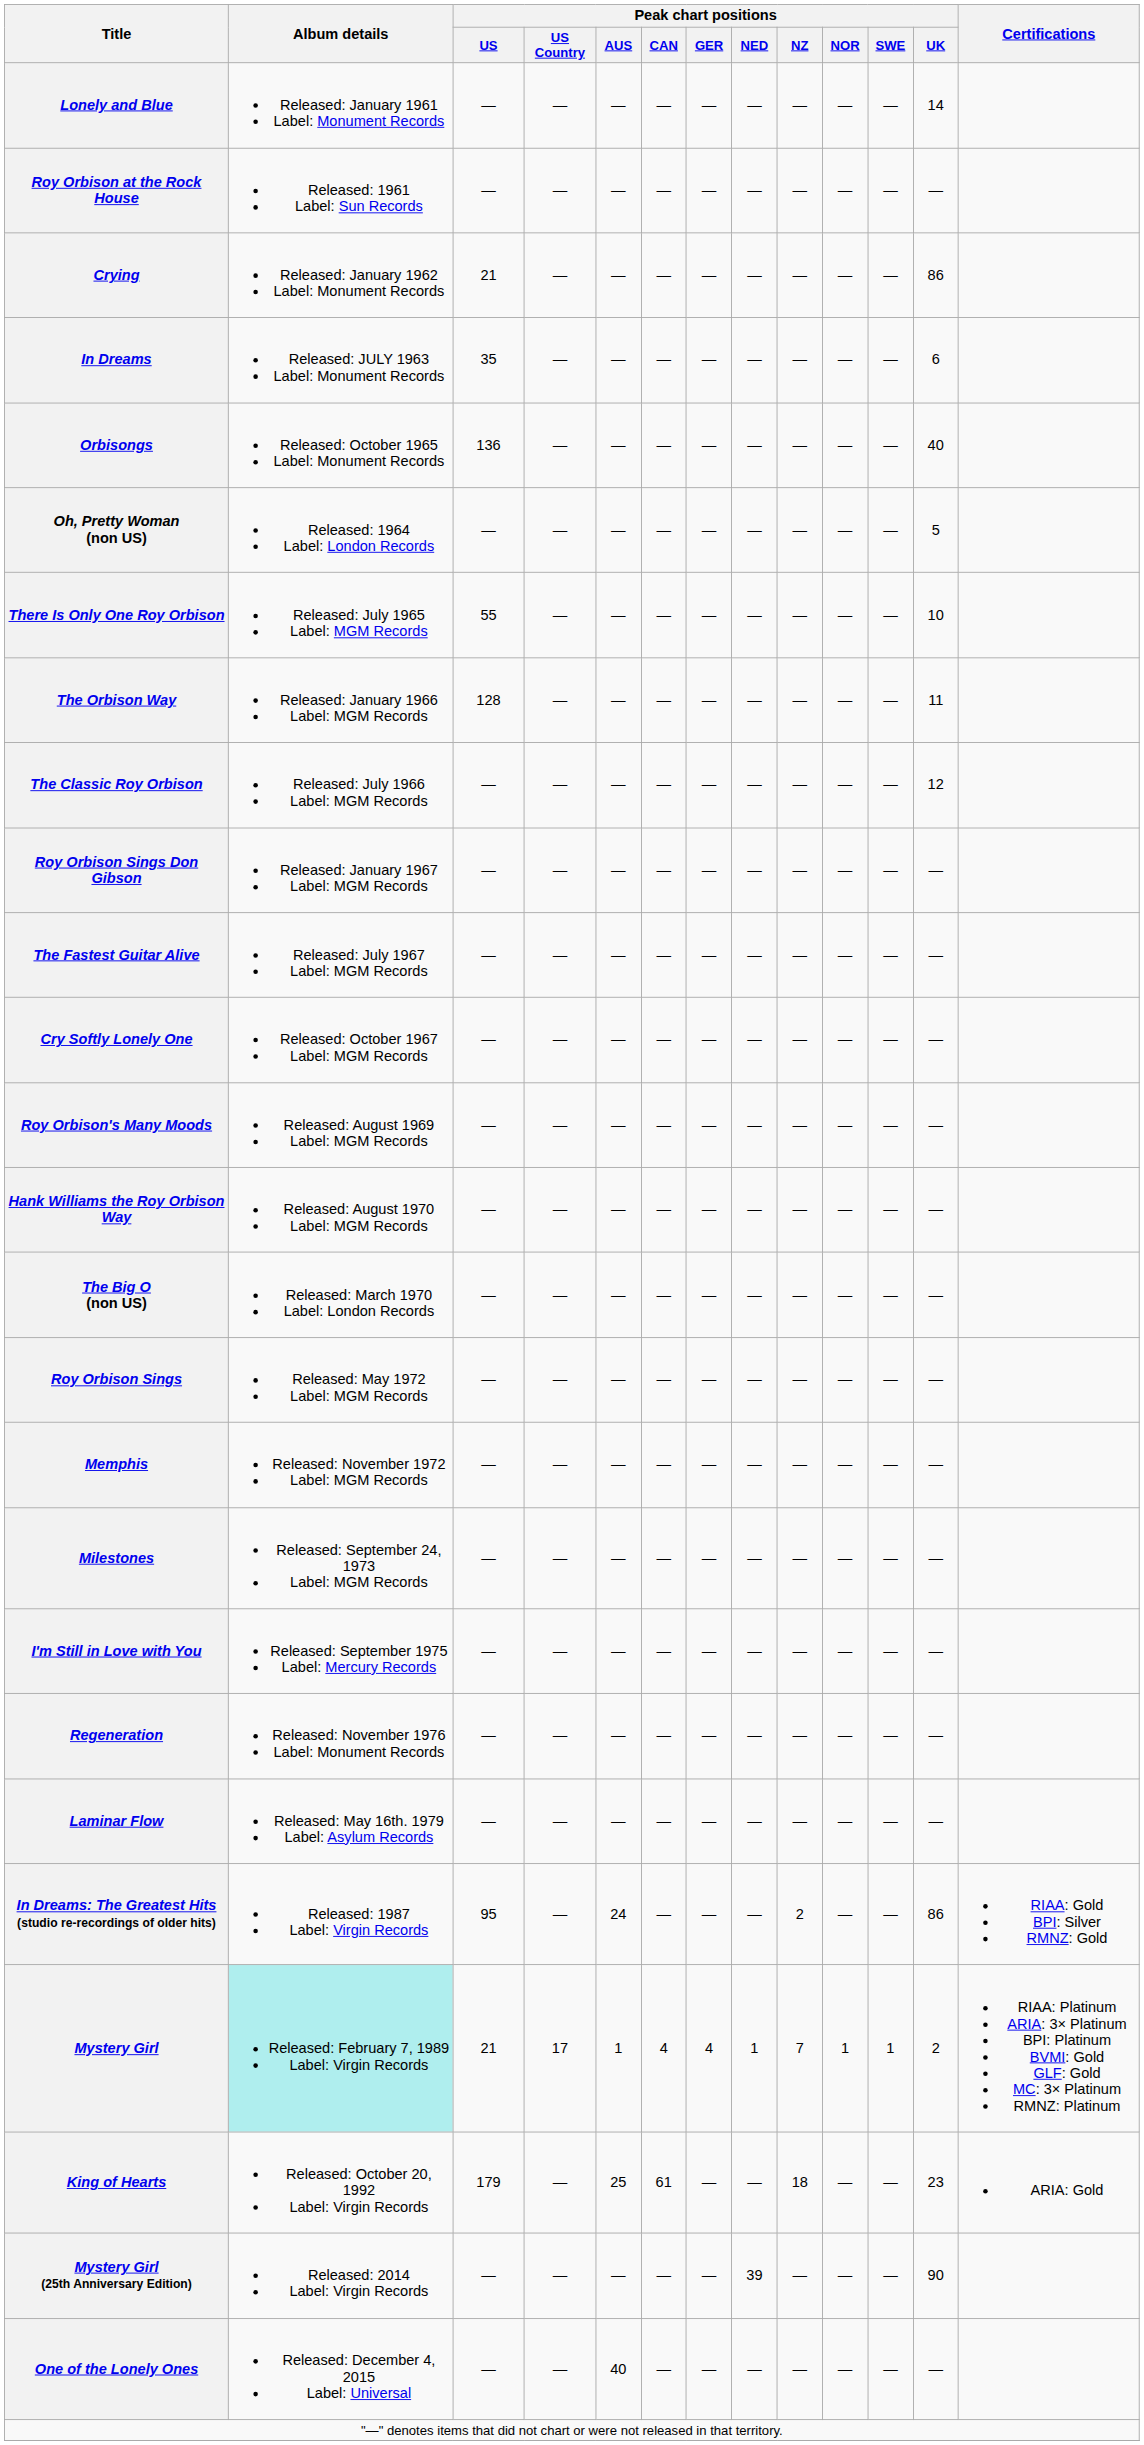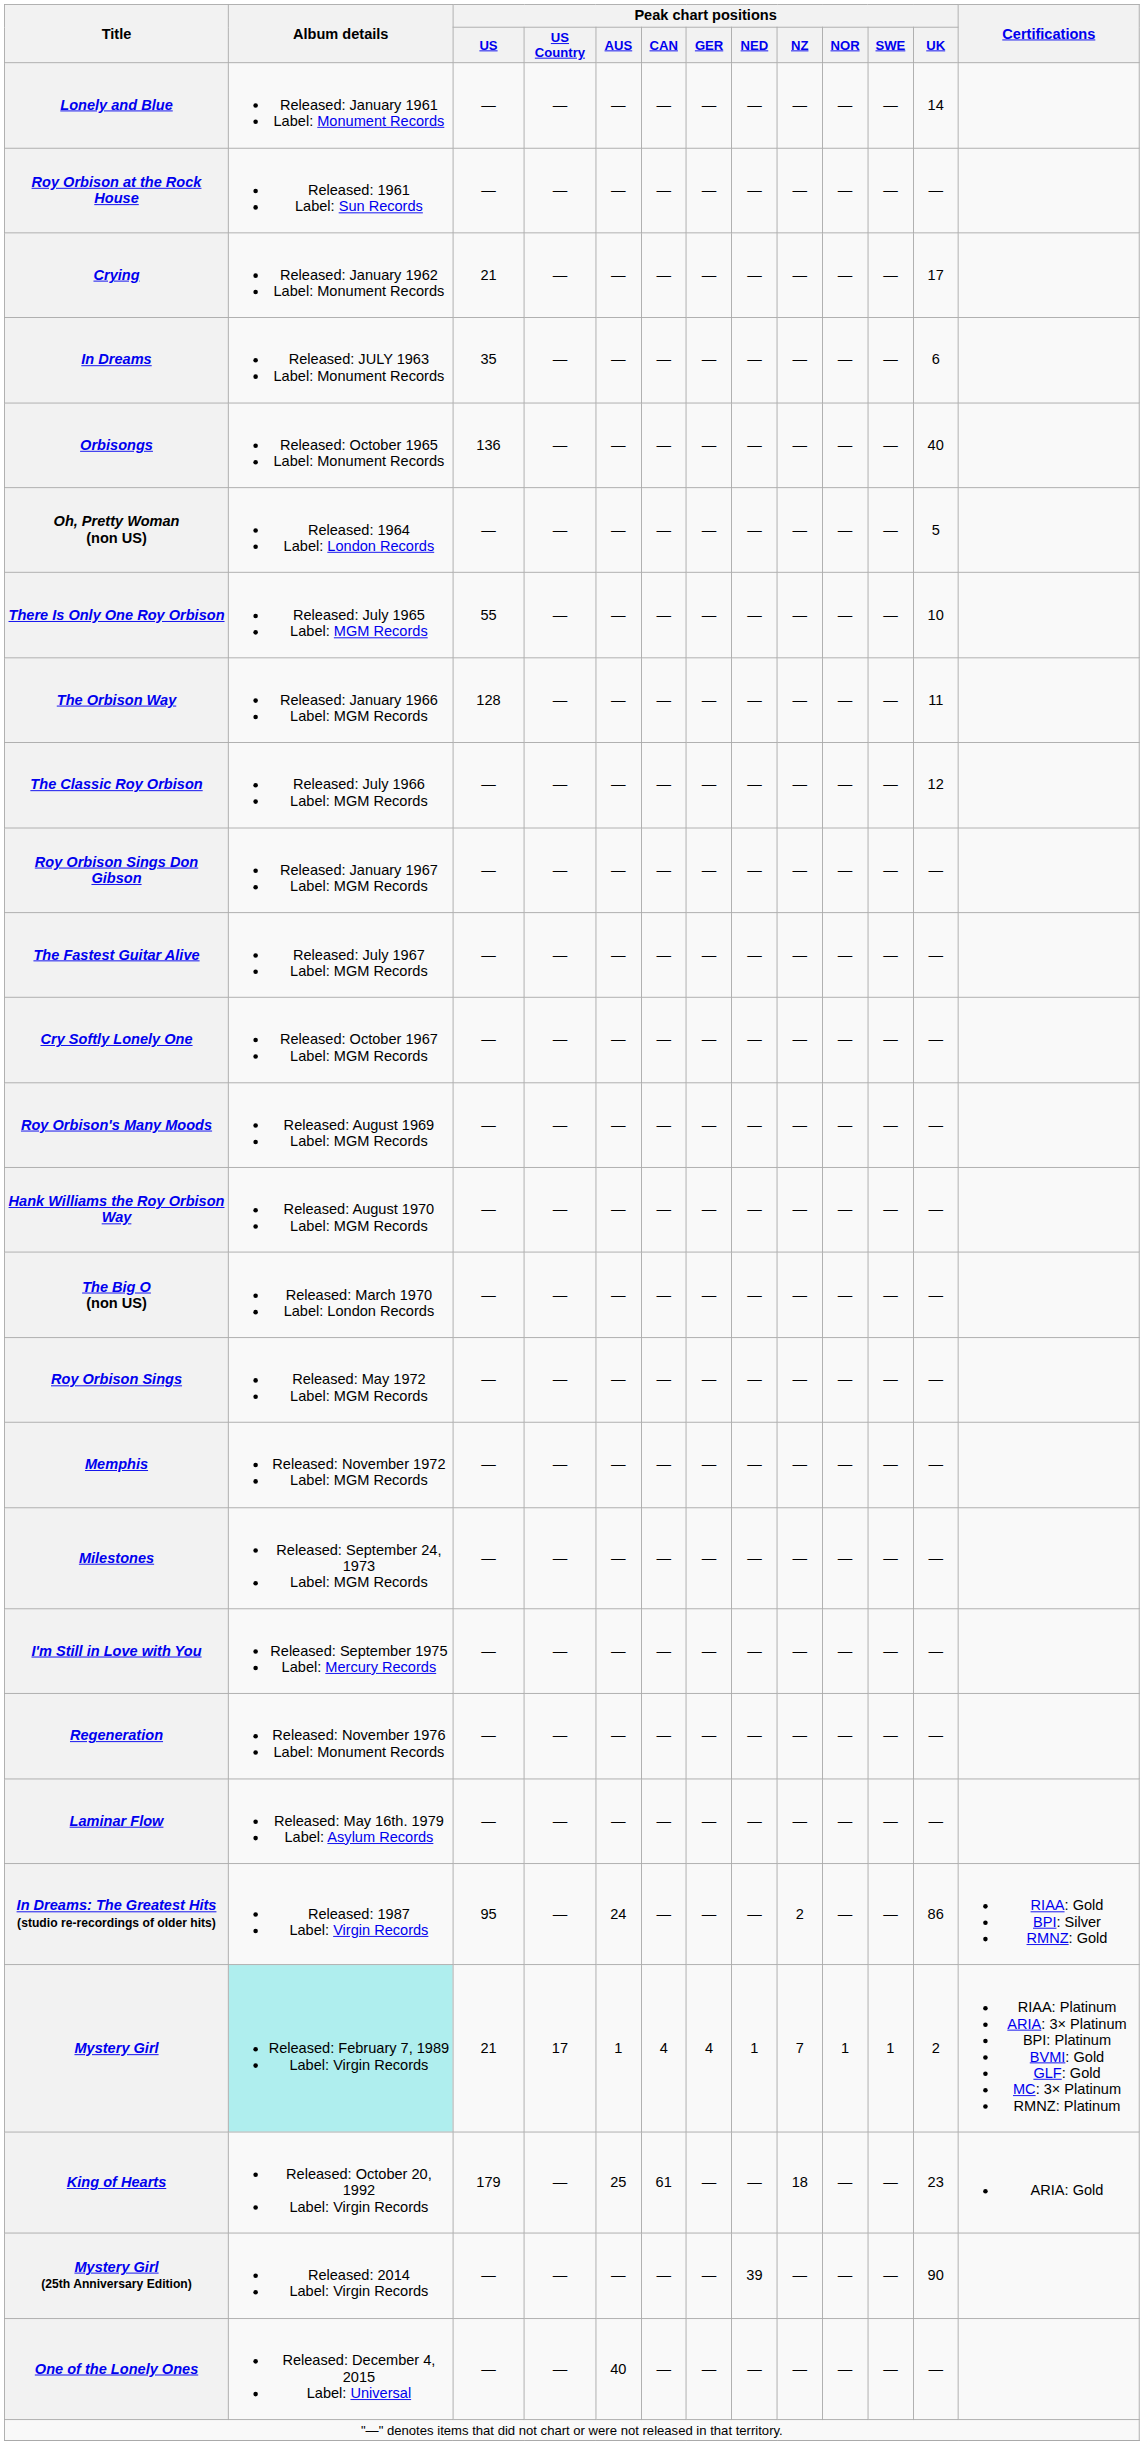(936, 275) 86 -> (936, 275) 17
